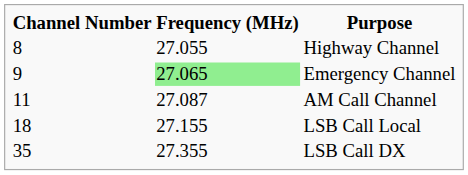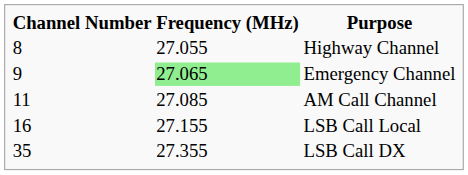(182, 100) 27.087 -> (182, 100) 27.085
(22, 125) 18 -> (22, 125) 16
